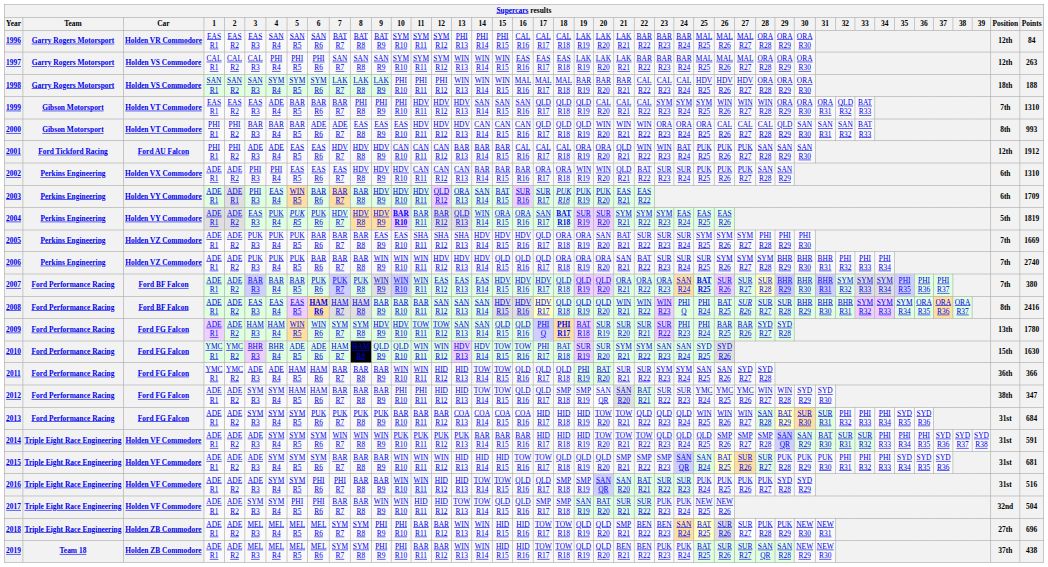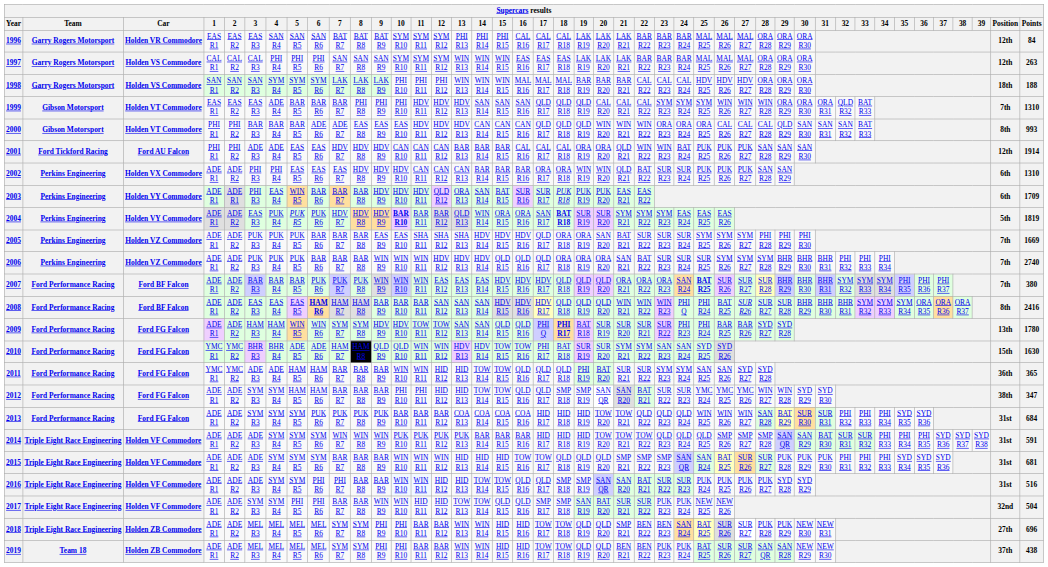(1032, 152) 1912 -> (1032, 152) 1914
(1032, 374) 366 -> (1032, 374) 365
